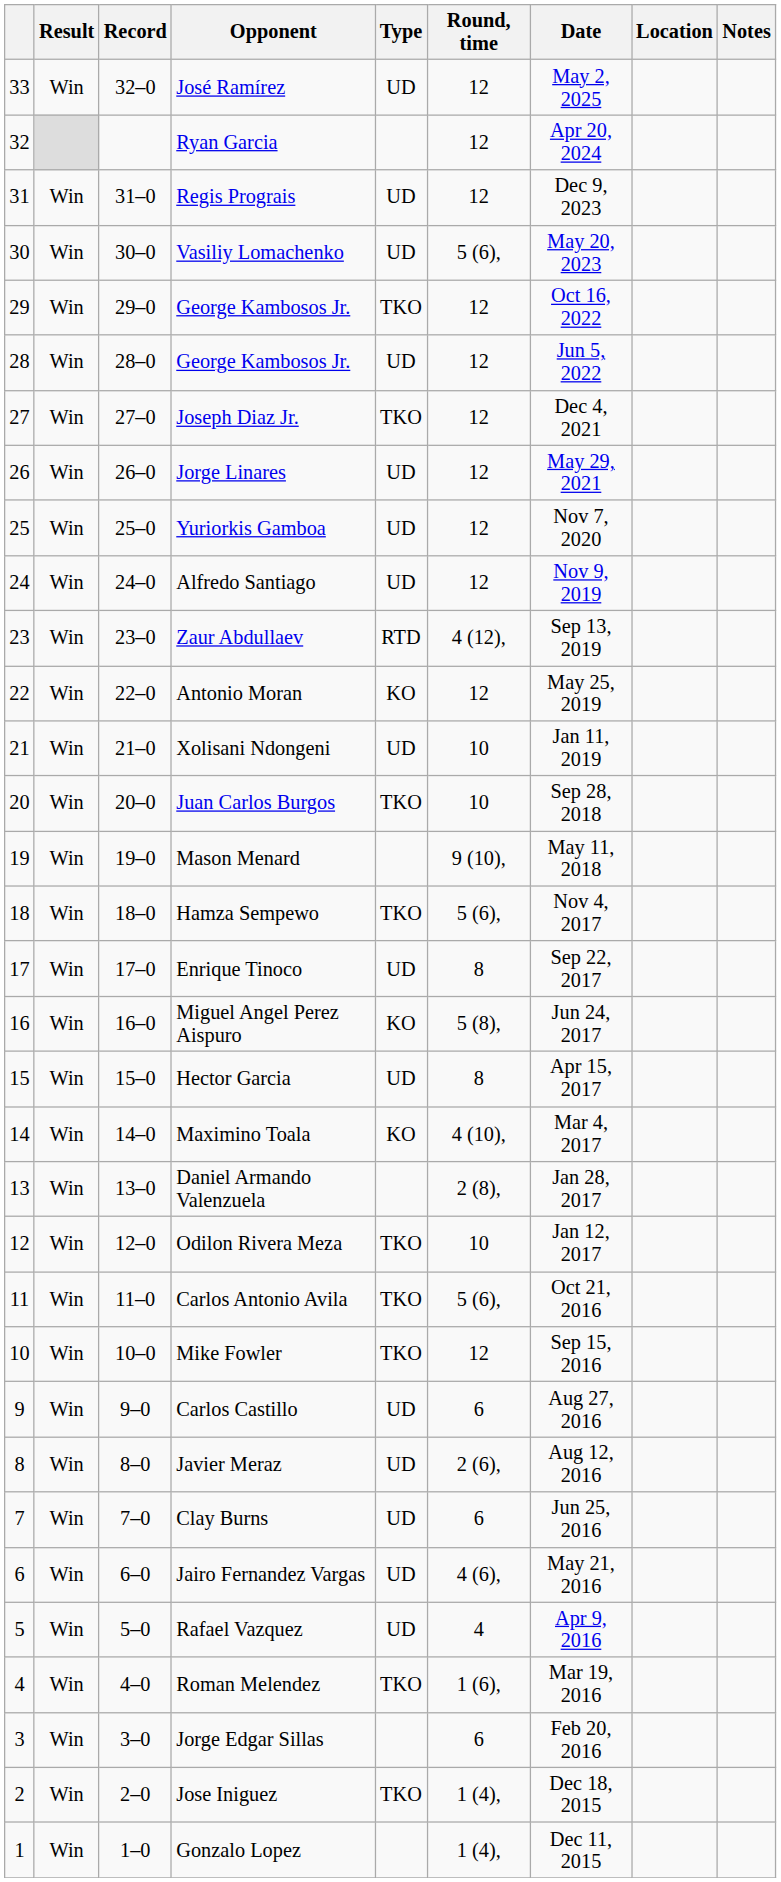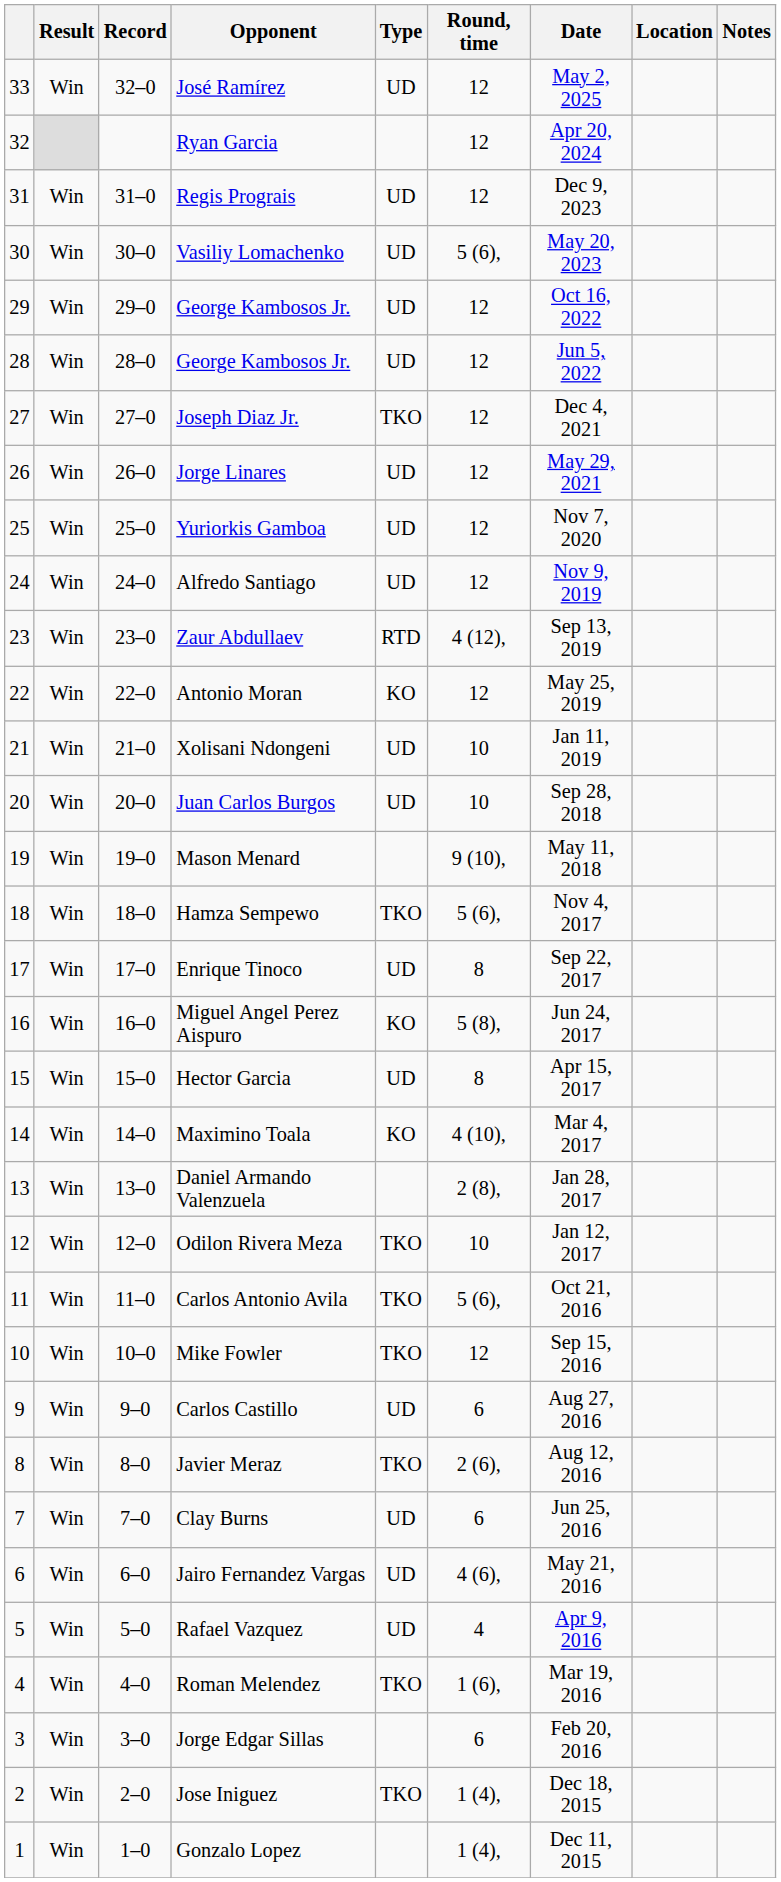(401, 307) TKO -> (401, 307) UD
(401, 803) TKO -> (401, 803) UD
(401, 1464) UD -> (401, 1464) TKO
